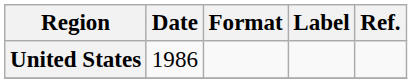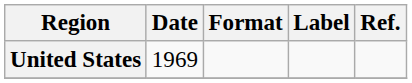(175, 59) 1986 -> (175, 59) 1969
